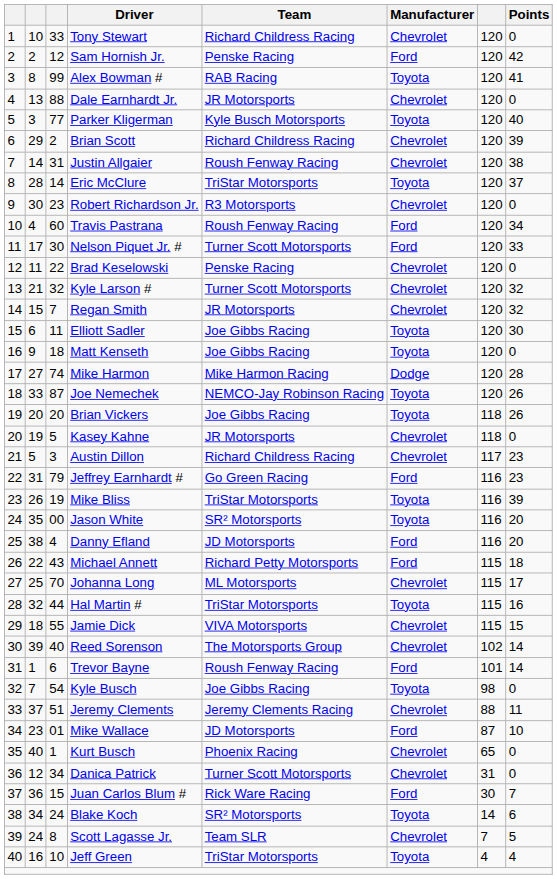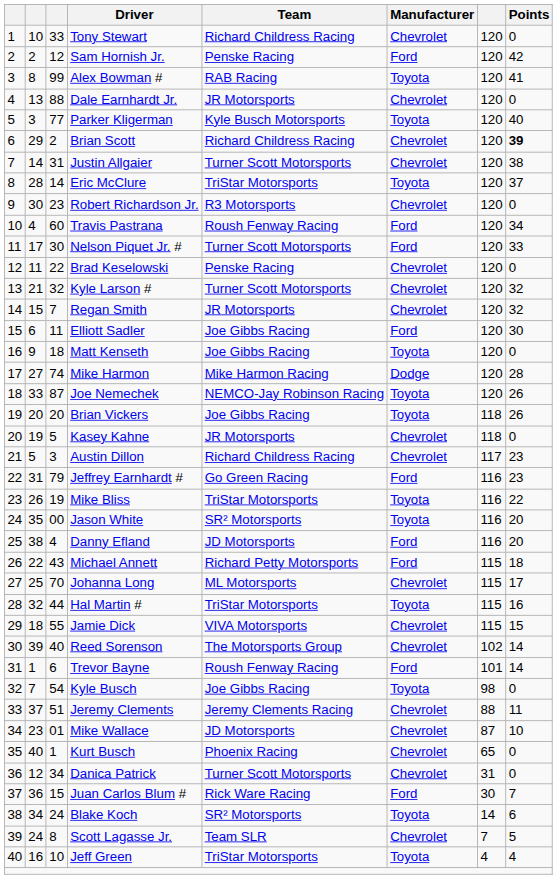(516, 141) normal -> (516, 141) bold
(272, 162) Roush Fenway Racing -> (278, 162) Turner Scott Motorsports
(410, 330) Toyota -> (404, 330) Ford
(516, 499) 39 -> (516, 499) 22
(404, 731) Ford -> (419, 731) Chevrolet
